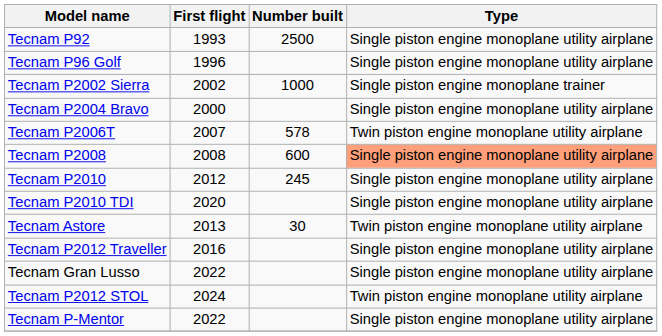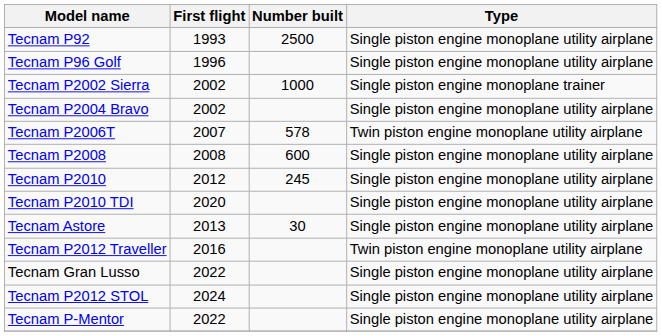(209, 109) 2000 -> (209, 109) 2002
(501, 156) lightsalmon background -> (501, 156) no background
(496, 226) Twin piston engine monoplane utility airplane -> (501, 226) Single piston engine monoplane utility airplane
(501, 249) Single piston engine monoplane utility airplane -> (496, 249) Twin piston engine monoplane utility airplane
(496, 296) Twin piston engine monoplane utility airplane -> (501, 296) Single piston engine monoplane utility airplane
